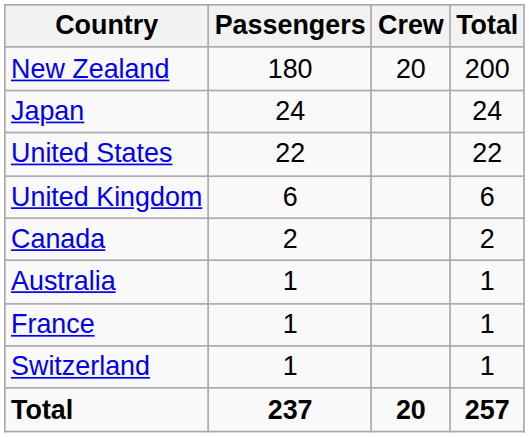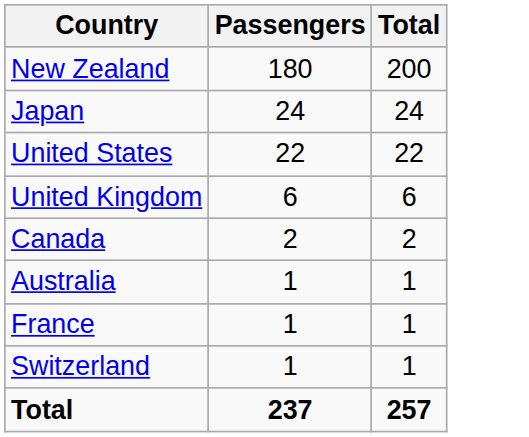- column: (411, 25)
